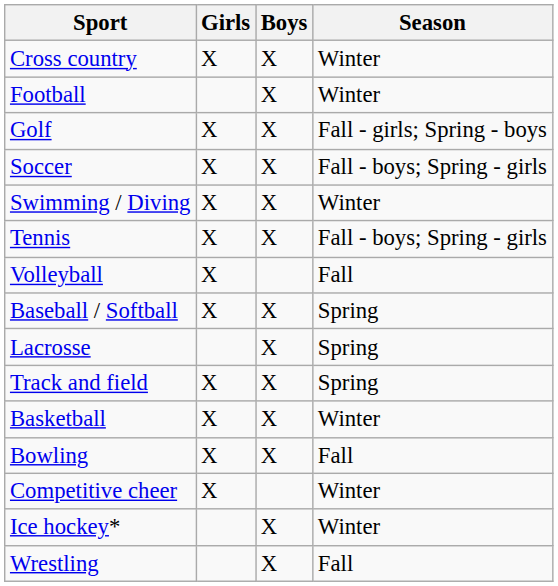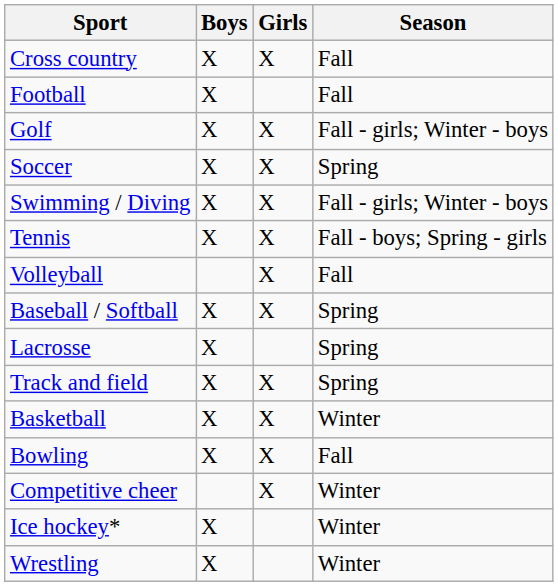columns swapped: (284, 22) <-> (226, 22)
(349, 58) Winter -> (336, 58) Fall
(349, 94) Winter -> (336, 94) Fall
(432, 130) Fall - girls; Spring - boys -> (433, 130) Fall - girls; Winter - boys
(432, 166) Fall - boys; Spring - girls -> (348, 166) Spring
(349, 202) Winter -> (433, 202) Fall - girls; Winter - boys
(336, 563) Fall -> (349, 563) Winter
